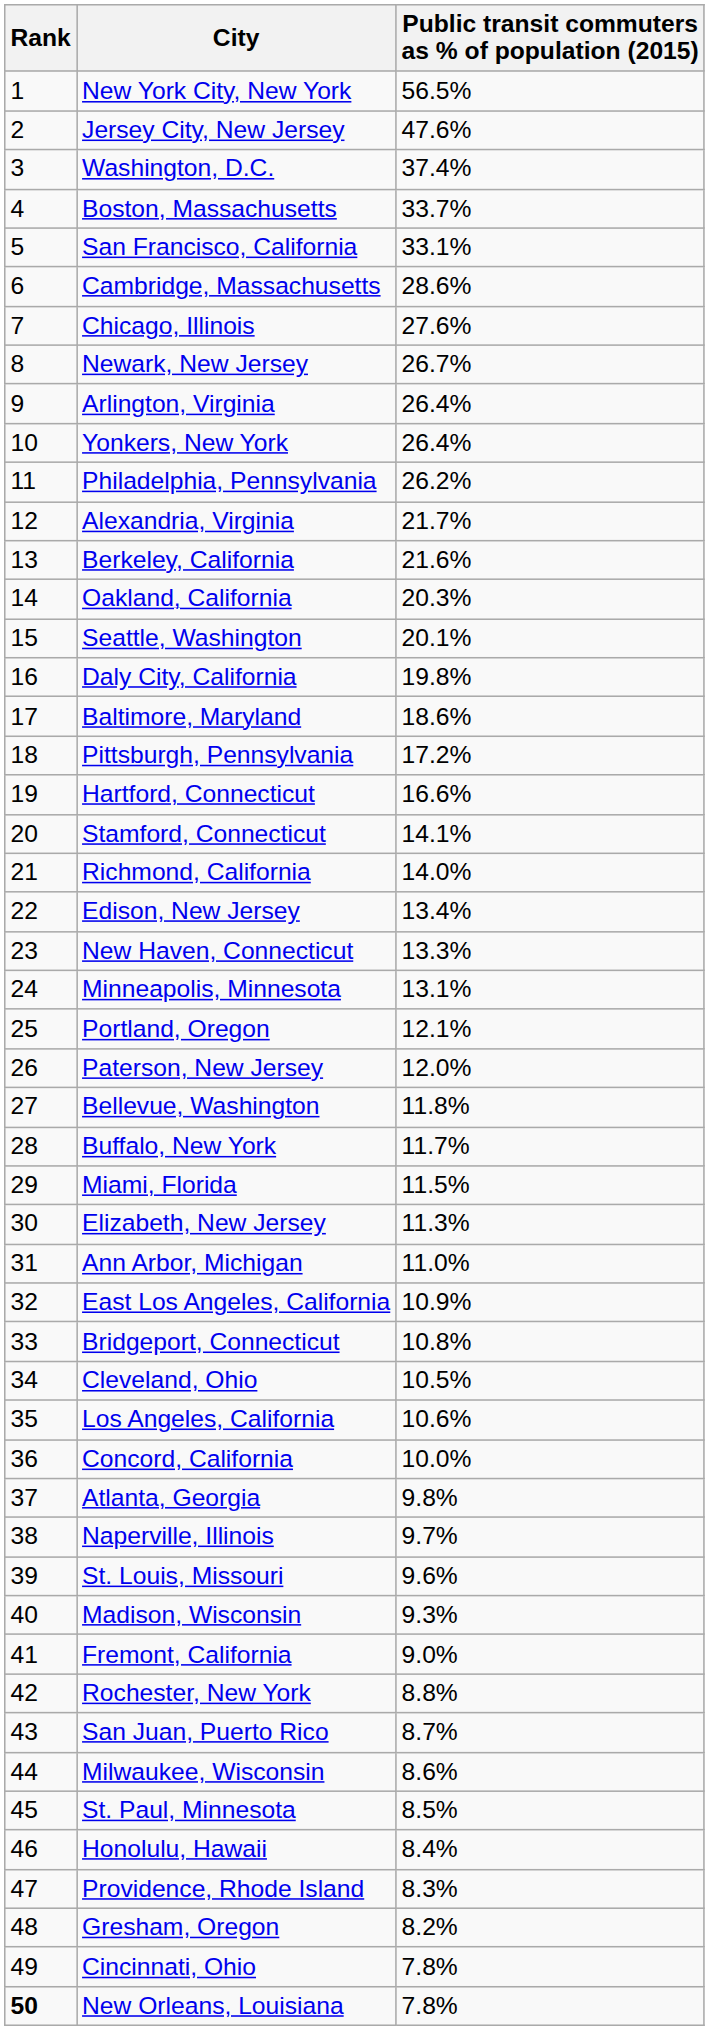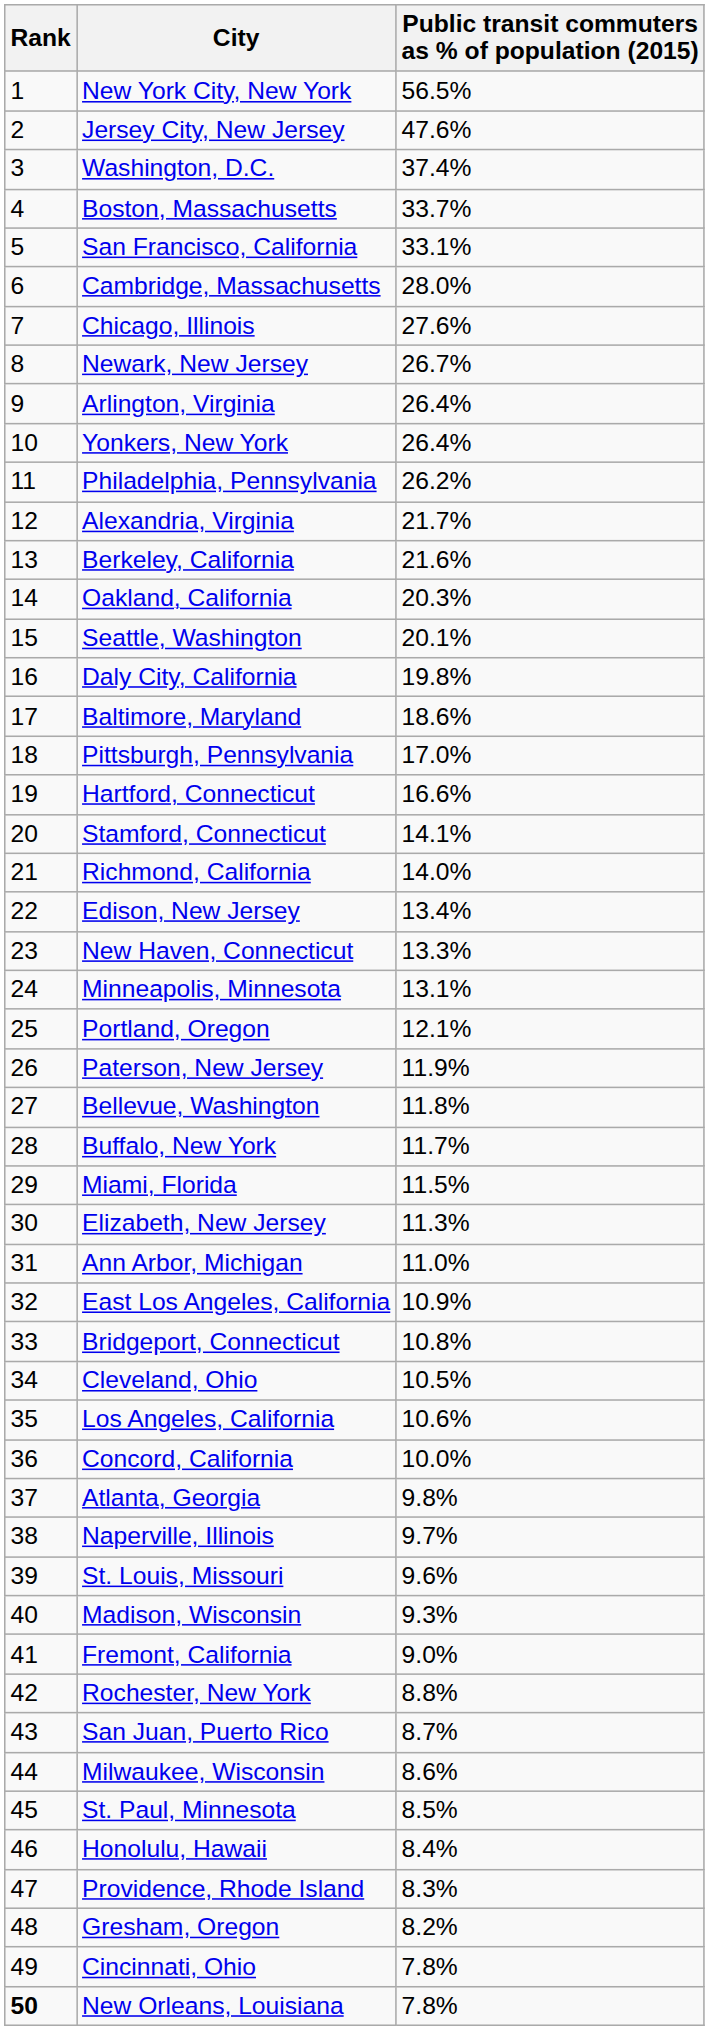(437, 286) 28.6% -> (437, 286) 28.0%
(437, 755) 17.2% -> (437, 755) 17.0%
(437, 1067) 12.0% -> (436, 1067) 11.9%
